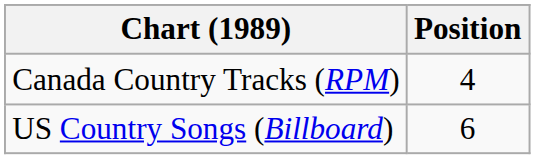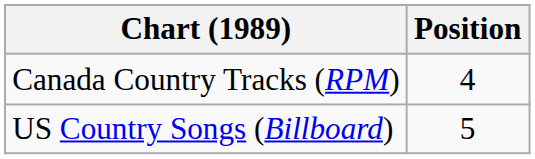(468, 128) 6 -> (468, 128) 5
